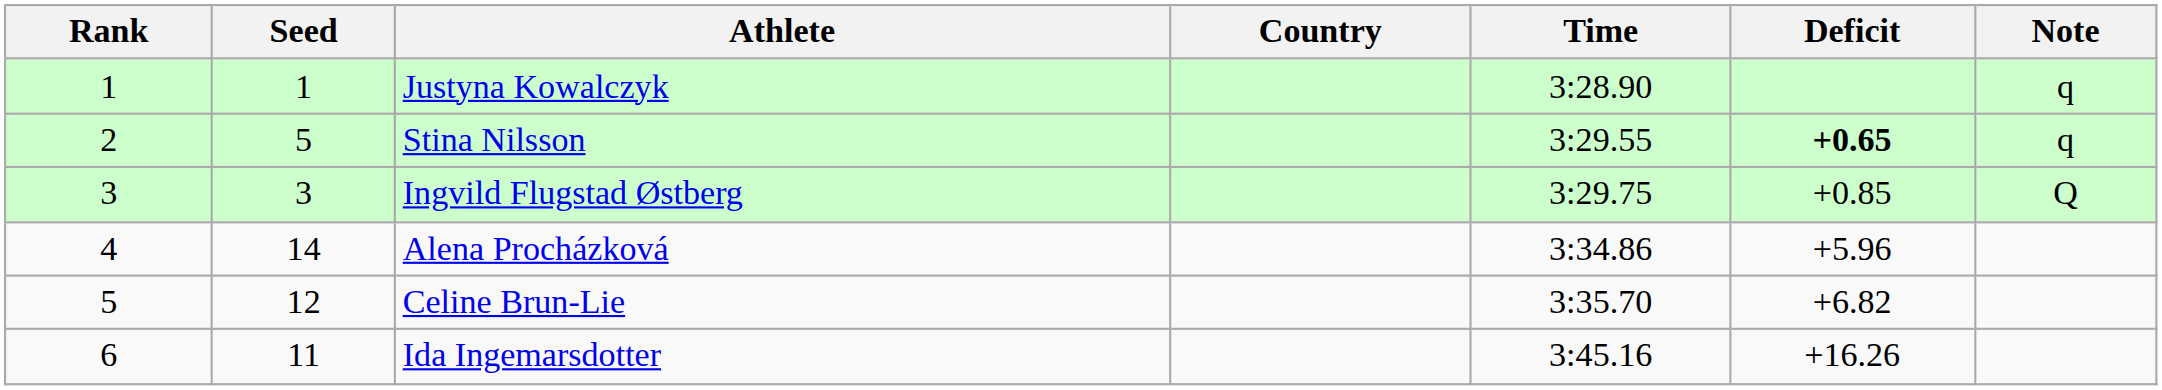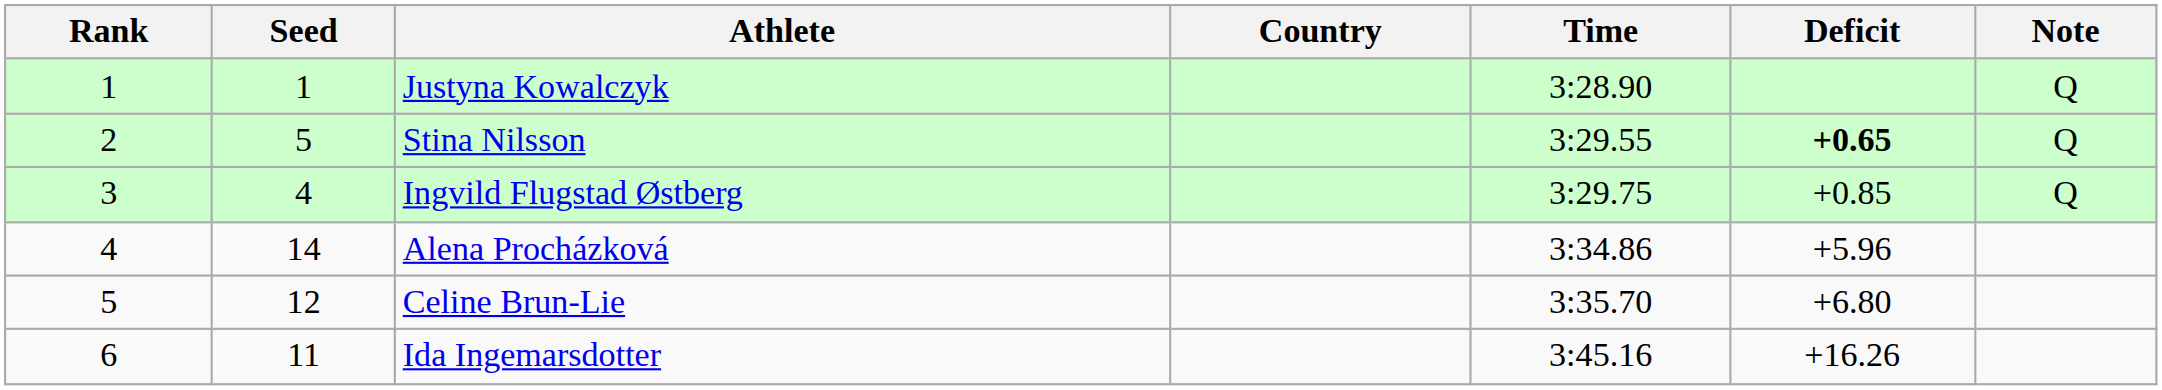(2066, 85) q -> (2066, 85) Q
(2066, 139) q -> (2066, 139) Q
(304, 193) 3 -> (304, 193) 4
(1852, 301) +6.82 -> (1852, 301) +6.80
